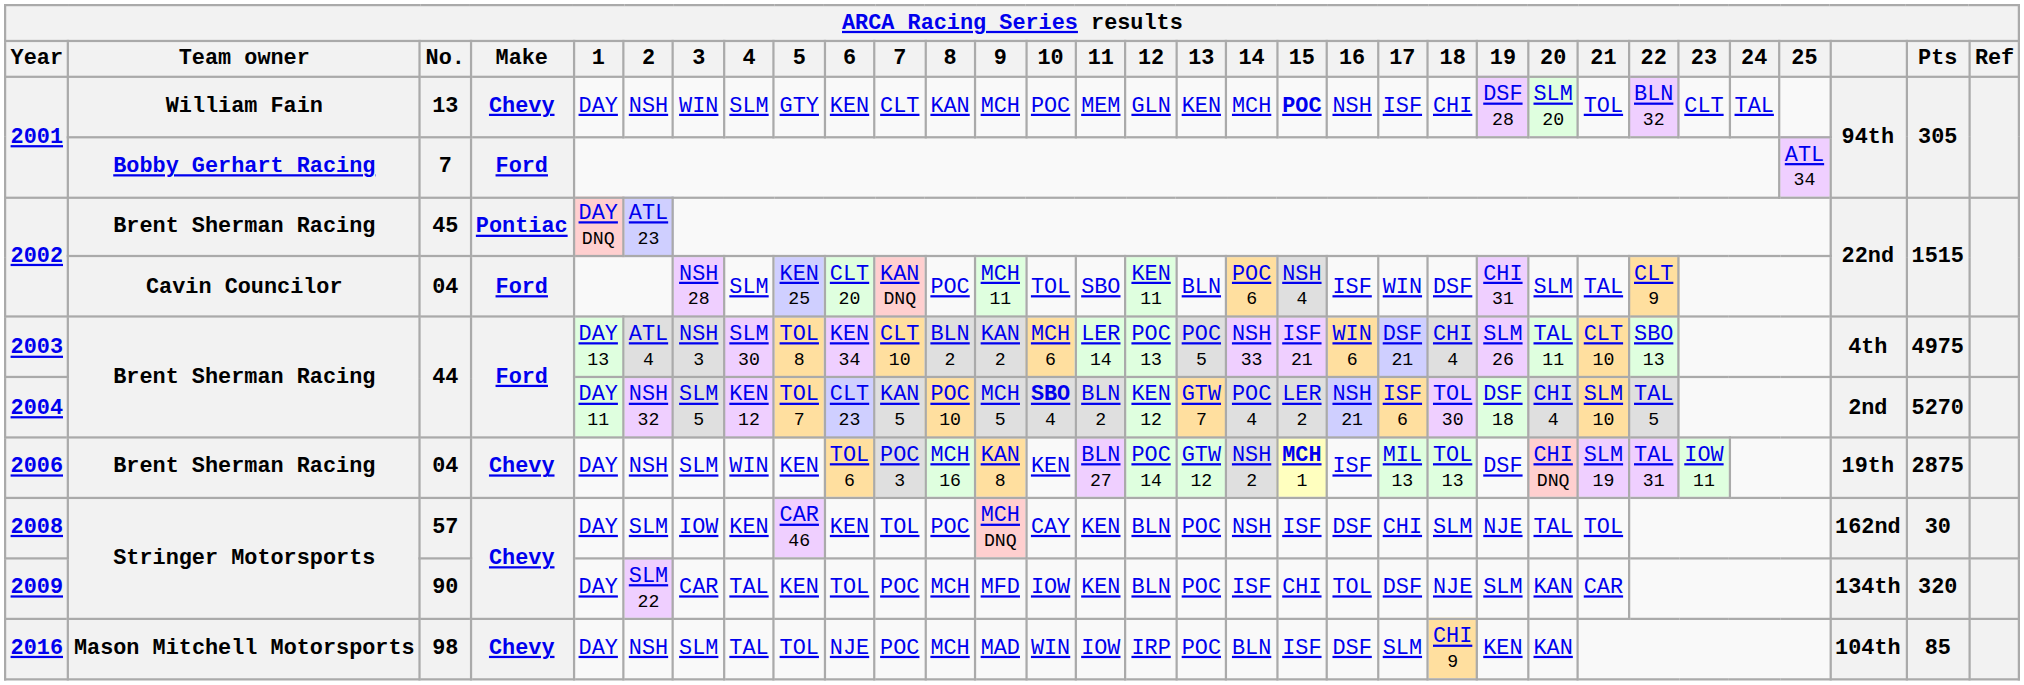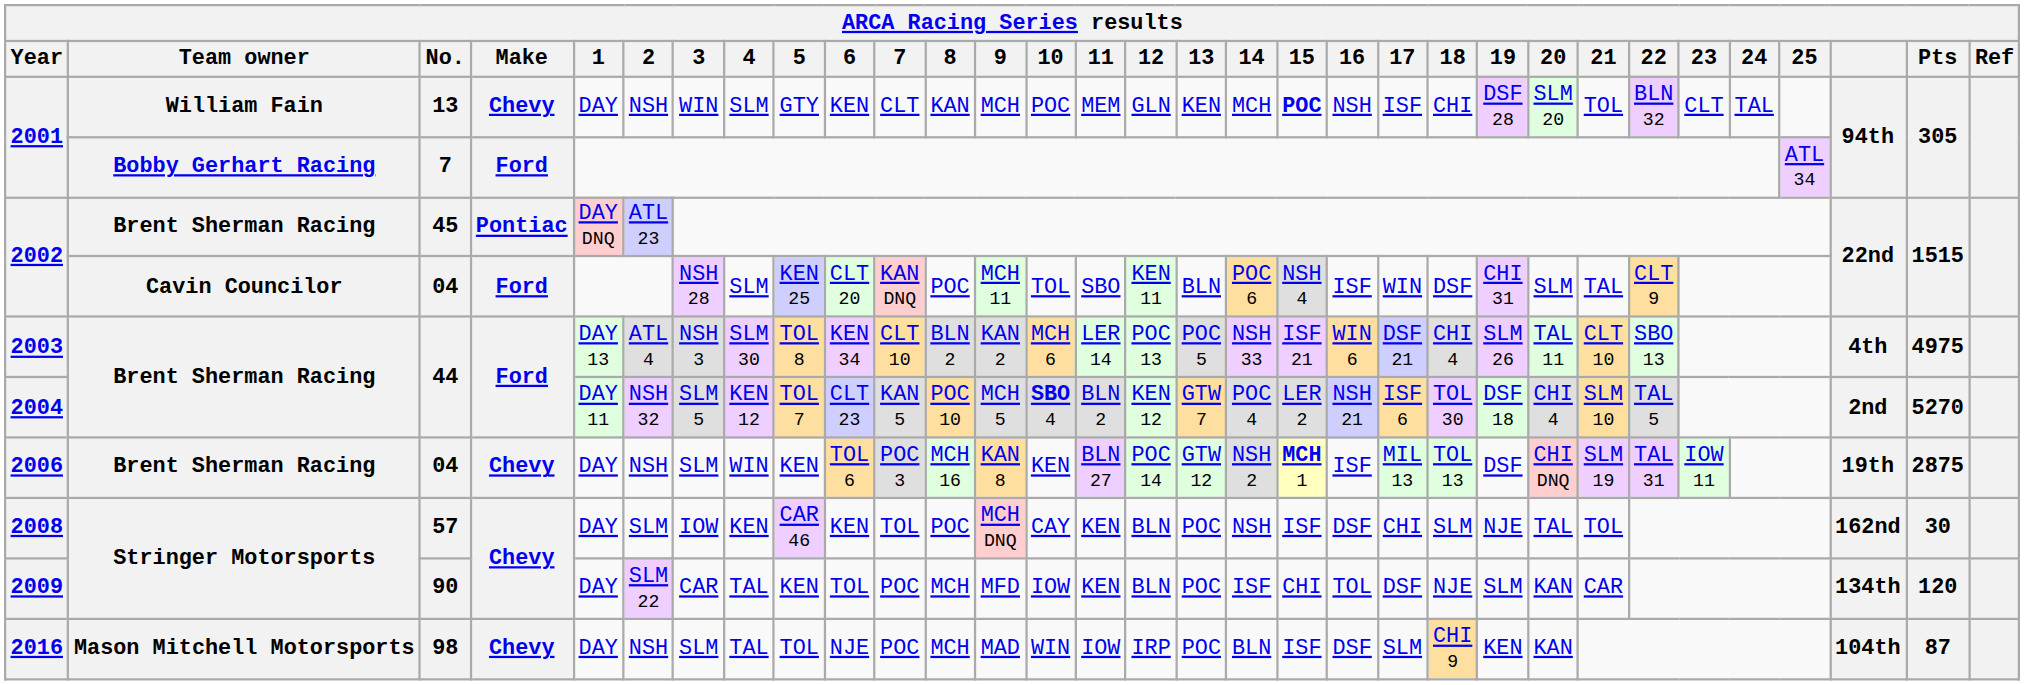(1938, 588) 320 -> (1938, 588) 120
(1938, 648) 85 -> (1938, 648) 87
